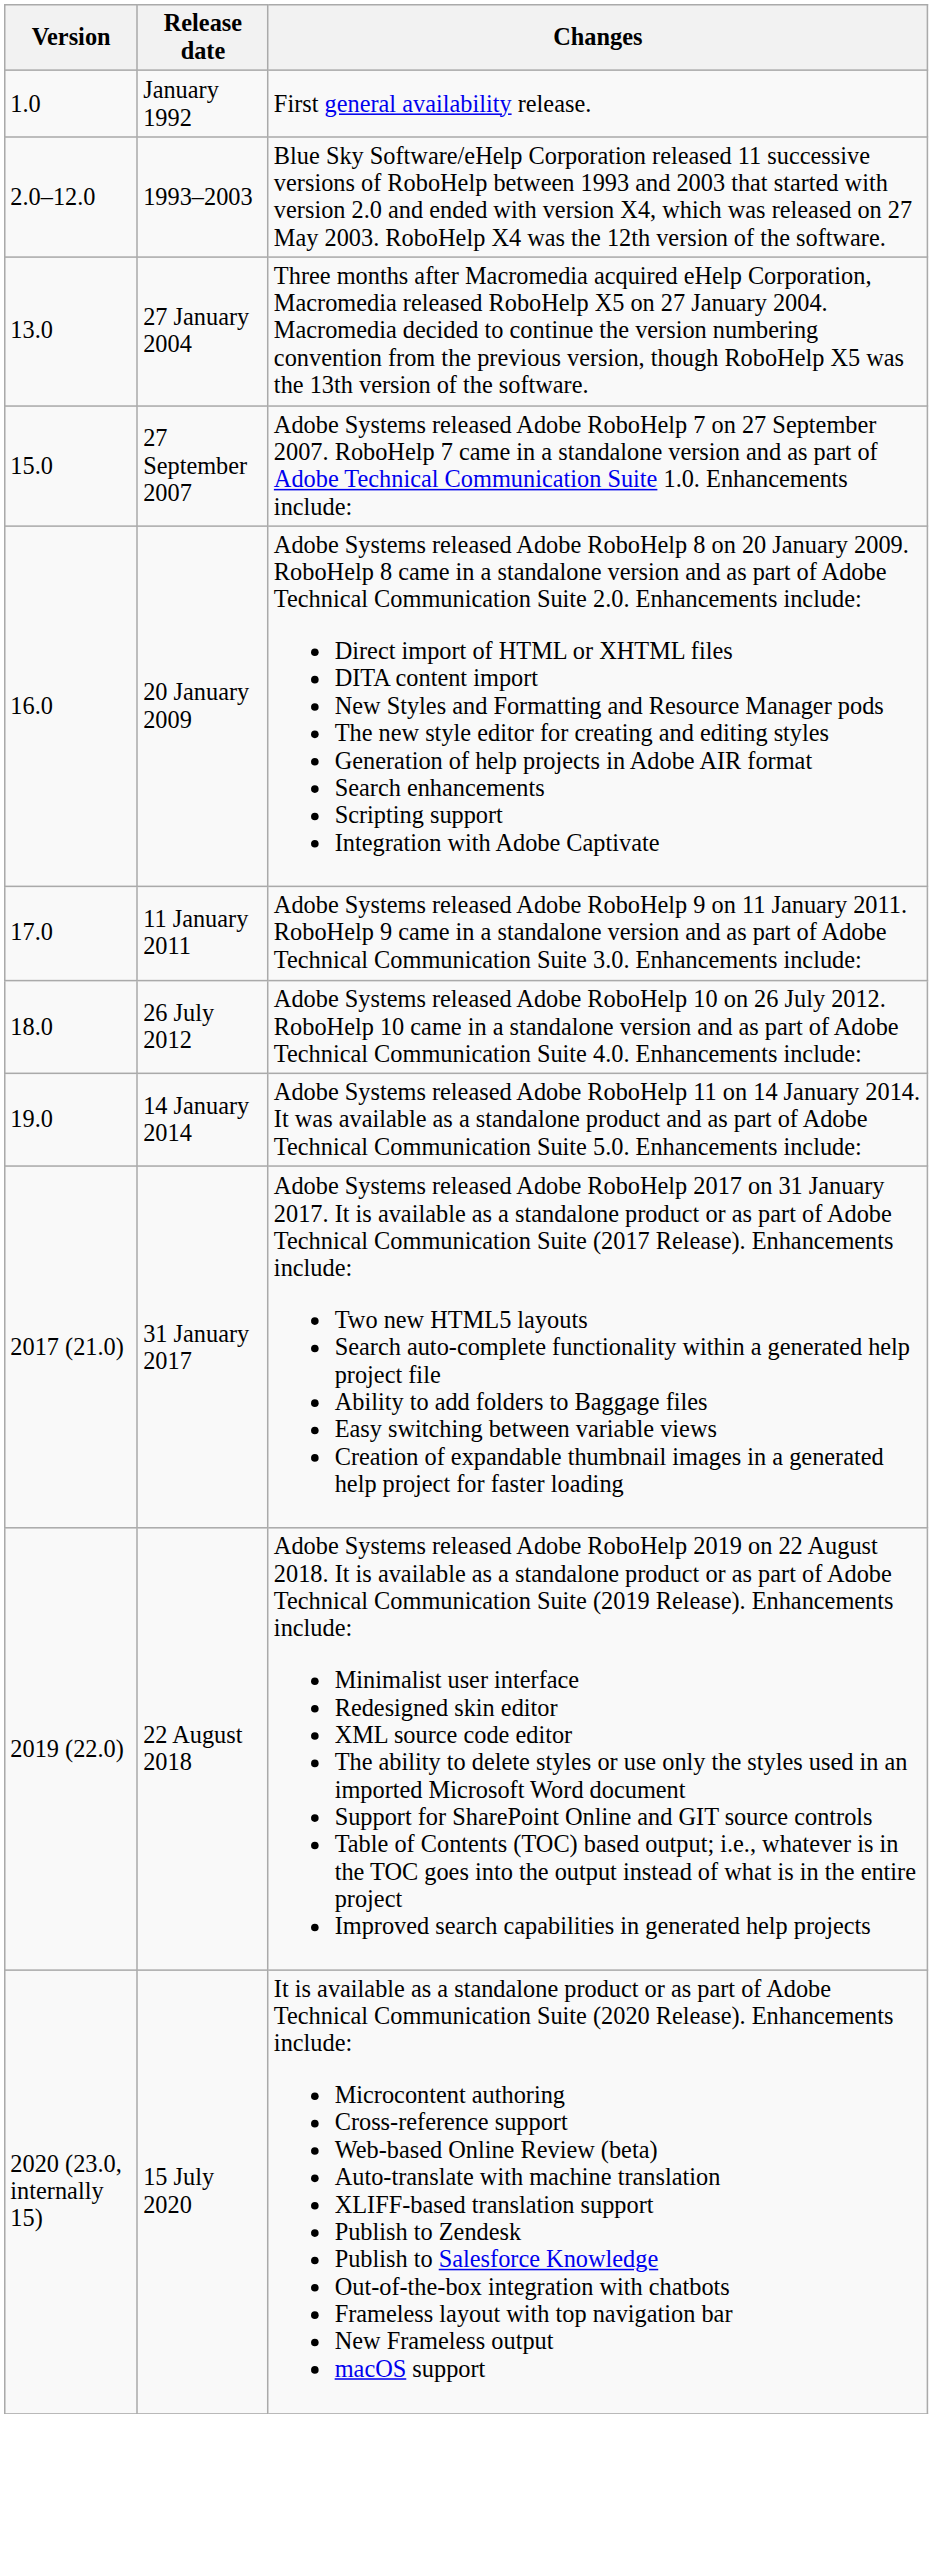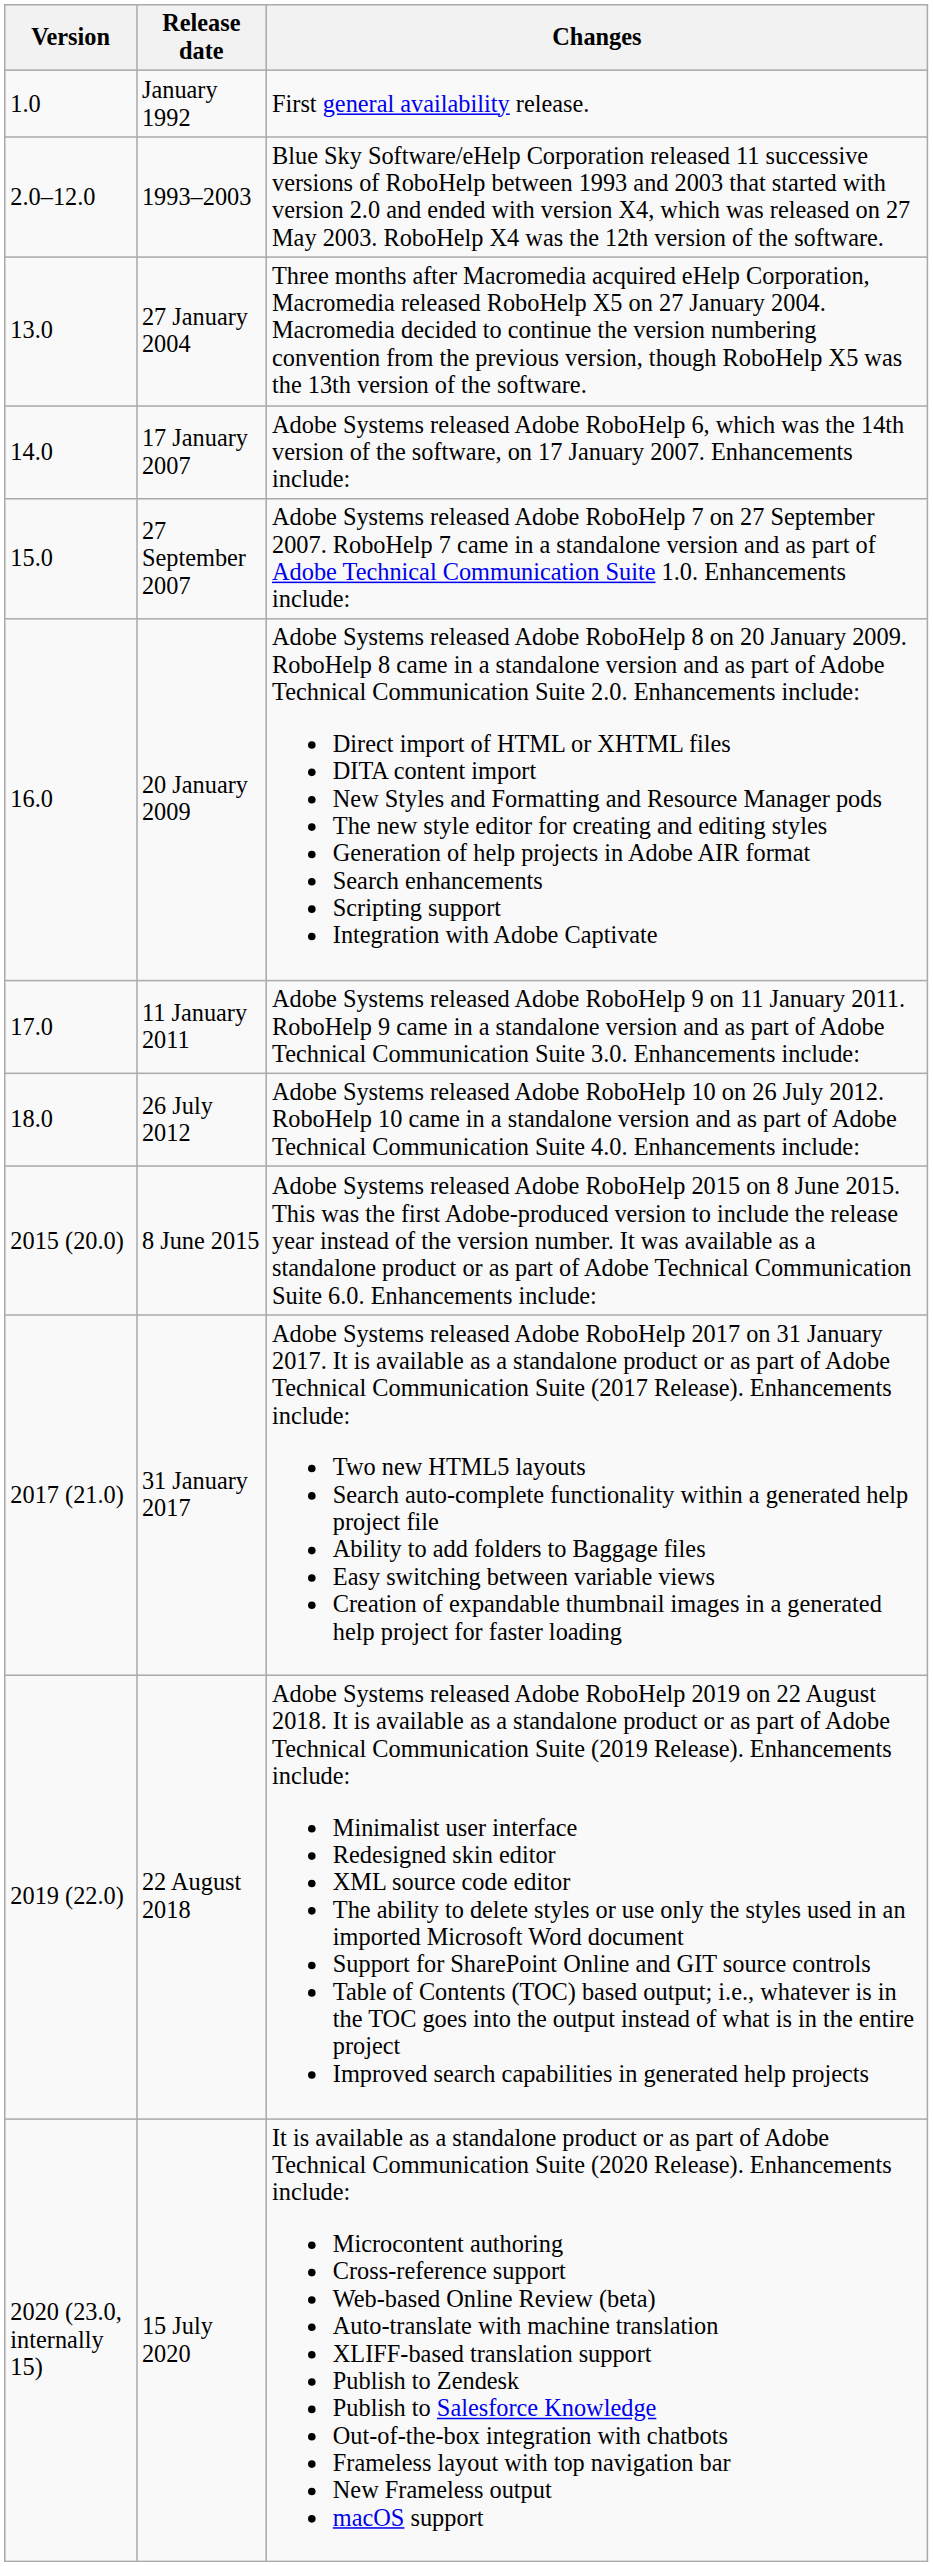+ row: (195, 451)
- row: (196, 1119)
+ row: (201, 1240)
